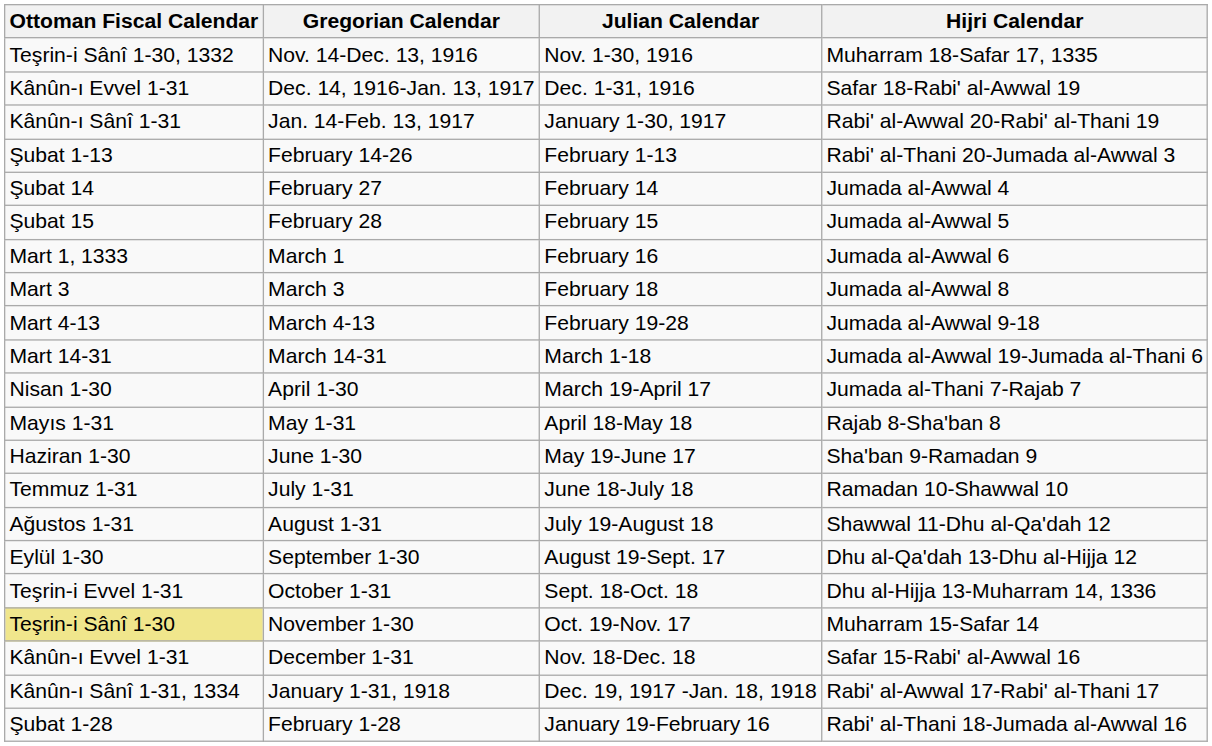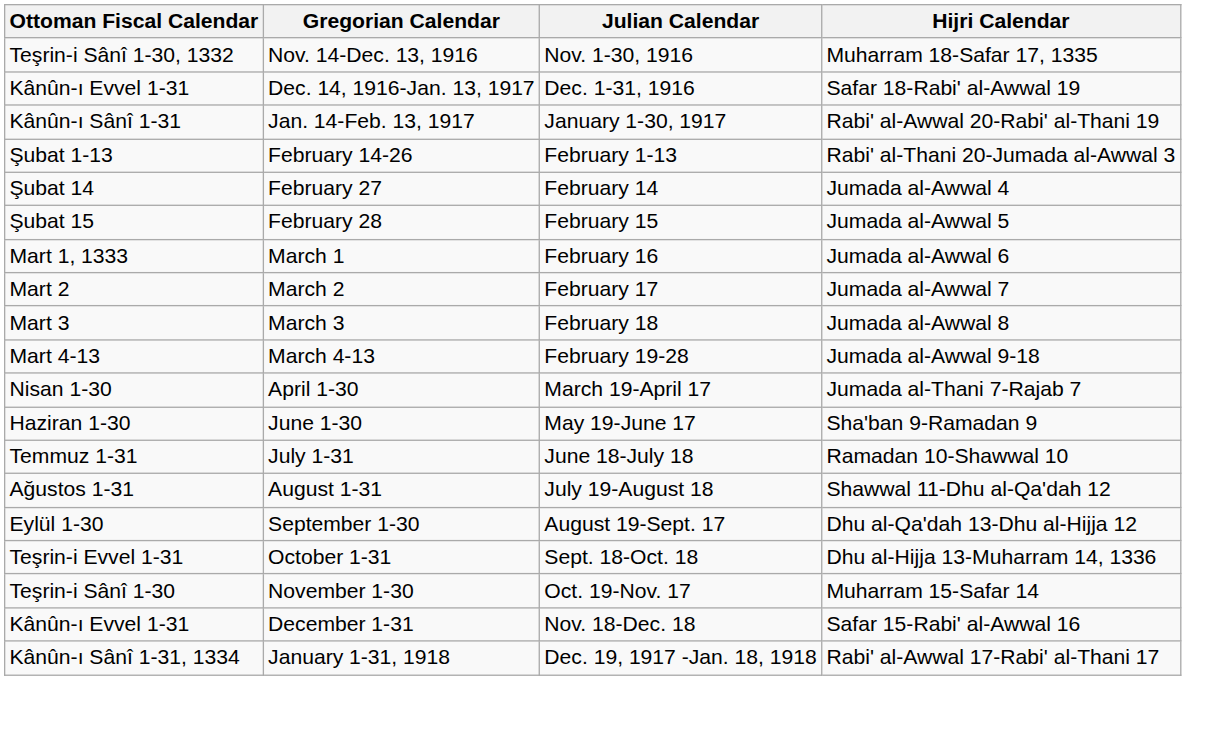+ row: (306, 289)
- row: (327, 356)
- row: (312, 423)
(92, 624) khaki background -> (92, 590) no background
- row: (334, 724)
